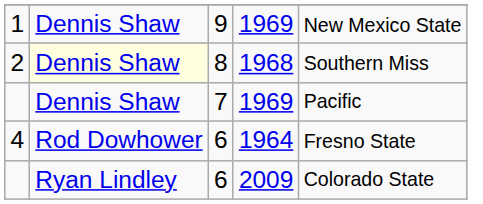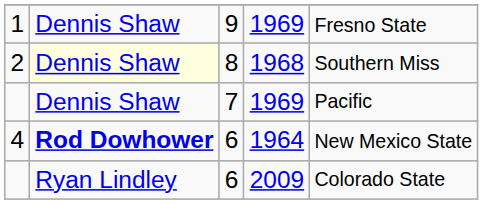(383, 24) New Mexico State -> (370, 24) Fresno State
(119, 140) normal -> (124, 140) bold
(360, 141) Fresno State -> (393, 141) New Mexico State
